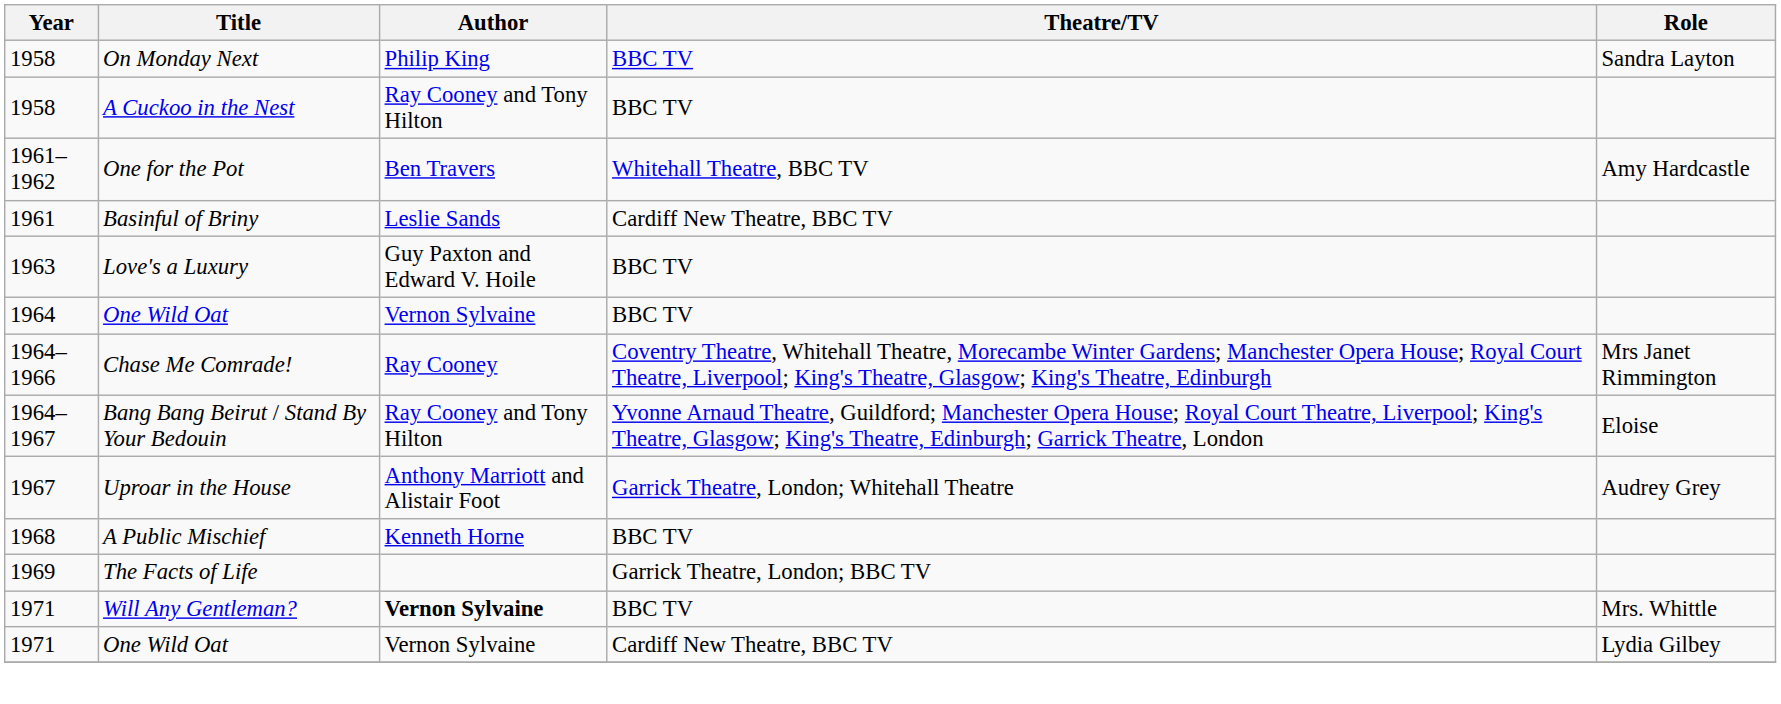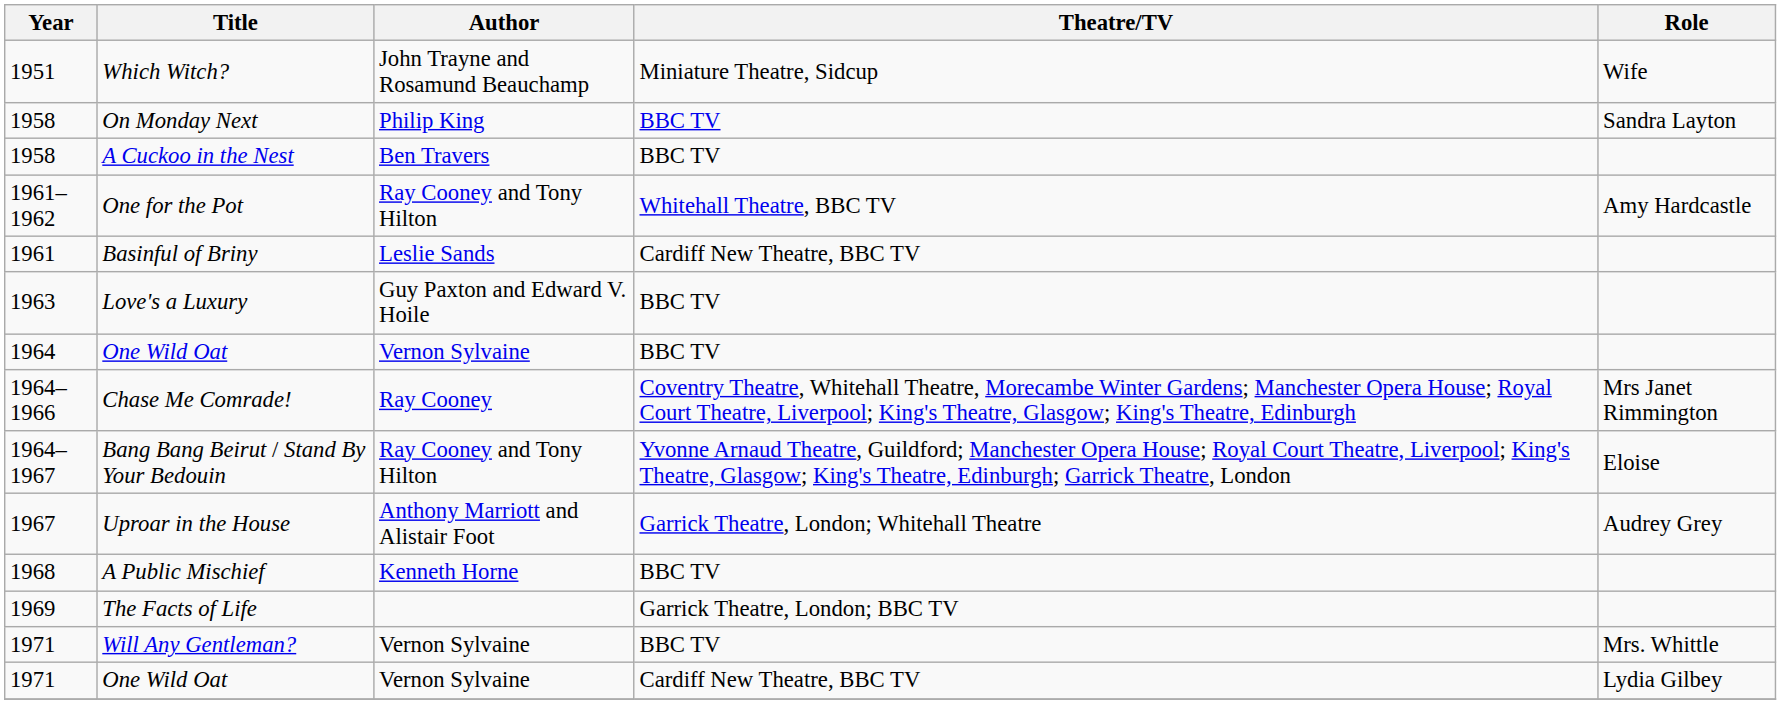+ row: (33, 71)
(486, 107) Ray Cooney and Tony Hilton -> (434, 156) Ben Travers
(440, 168) Ben Travers -> (481, 204) Ray Cooney and Tony Hilton
(464, 608) bold -> (454, 644) normal
